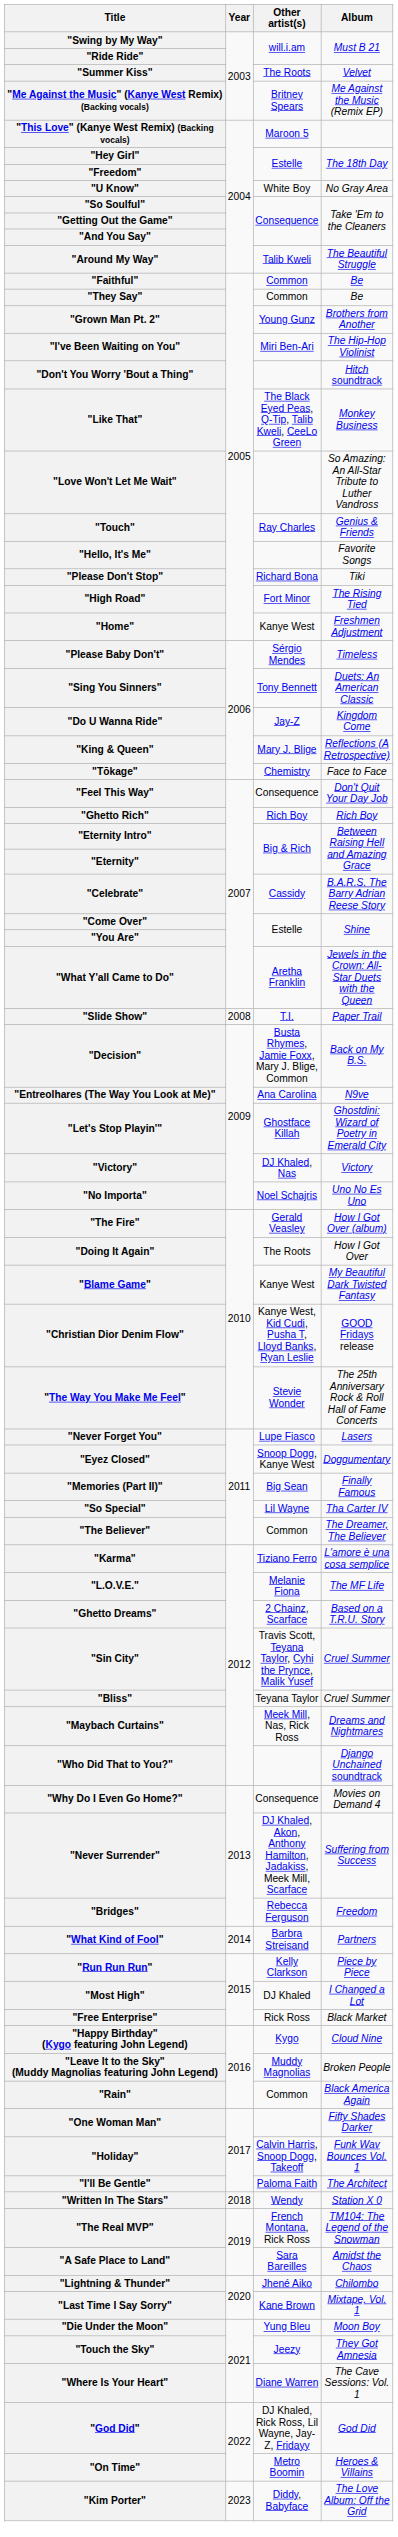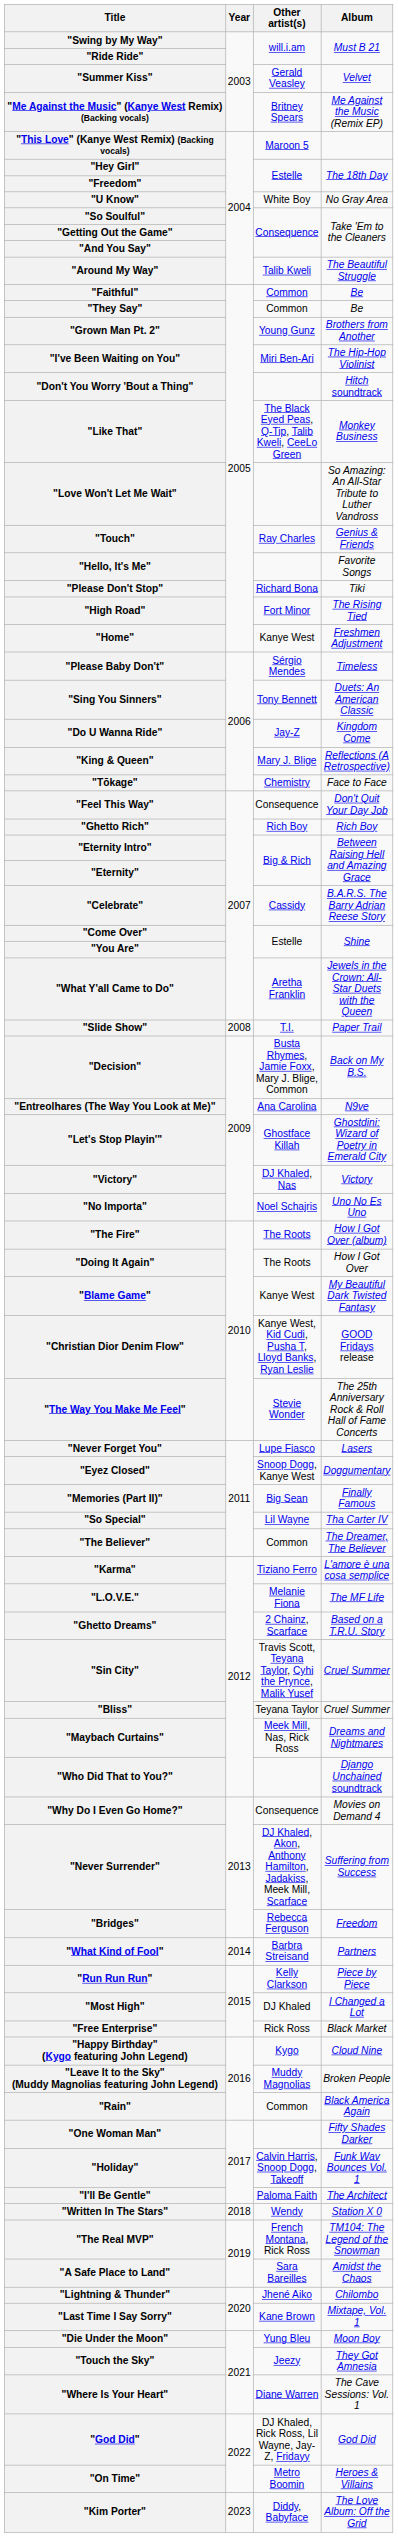(287, 72) The Roots -> (287, 78) Gerald Veasley
(287, 1223) Gerald Veasley -> (287, 1235) The Roots
